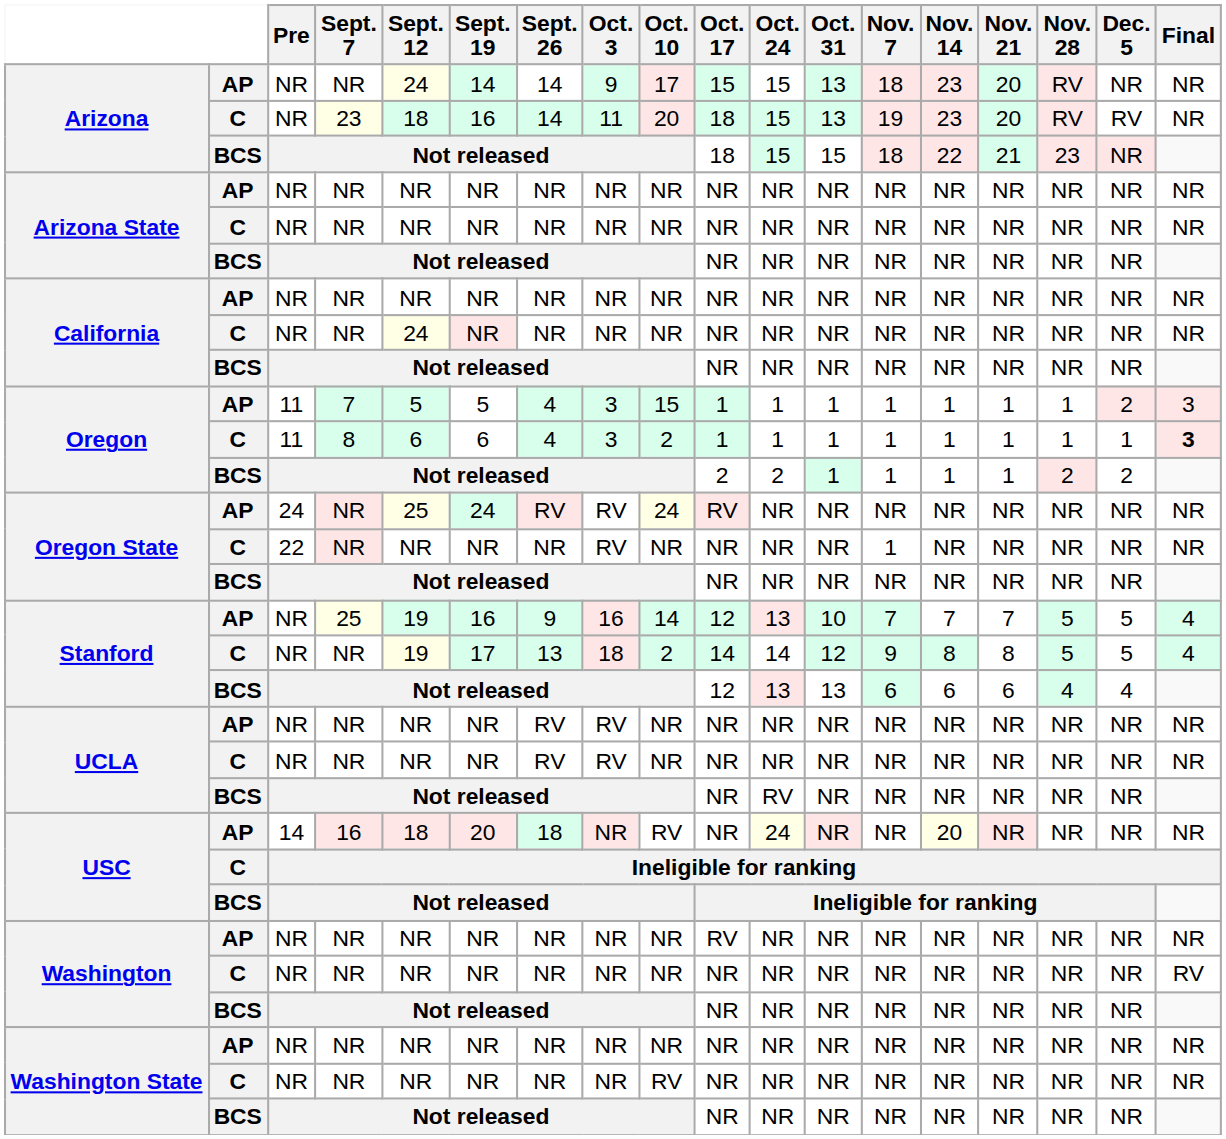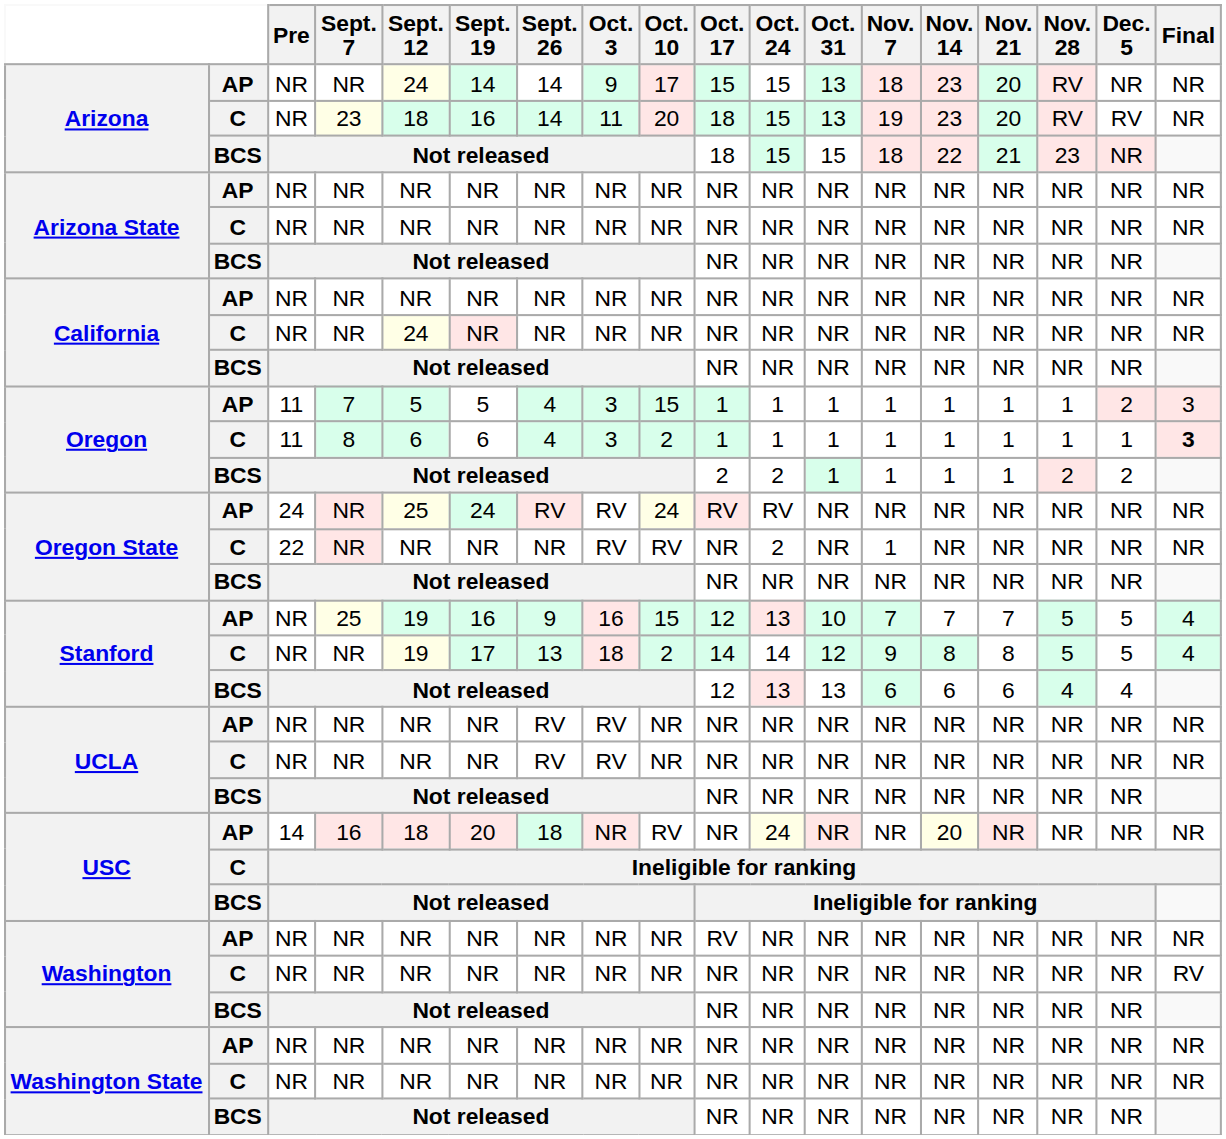(778, 511) NR -> (778, 511) RV
(667, 546) NR -> (667, 546) RV
(778, 546) NR -> (778, 546) 2
(667, 618) 14 -> (667, 618) 15
(778, 796) RV -> (778, 796) NR
(667, 1081) RV -> (667, 1081) NR
